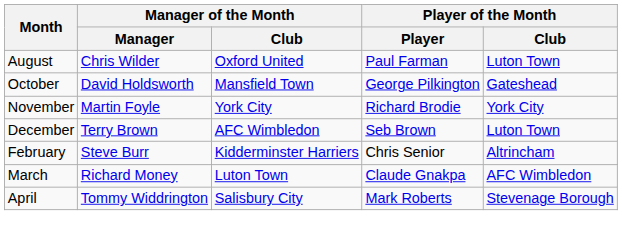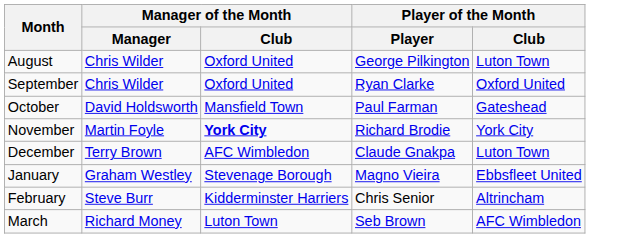(407, 61) Paul Farman -> (412, 61) George Pilkington
+ row: (43, 84)
(423, 84) George Pilkington -> (396, 107) Paul Farman
(243, 107) normal -> (235, 130) bold
(401, 130) Seb Brown -> (405, 152) Claude Gnakpa
+ row: (33, 175)
(415, 175) Claude Gnakpa -> (390, 221) Seb Brown
- row: (22, 198)
